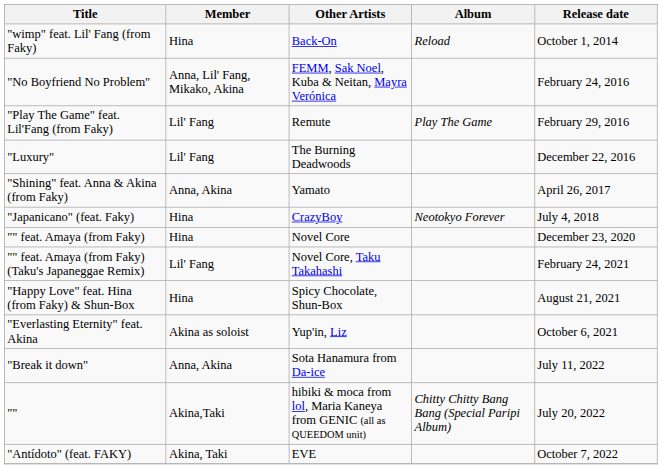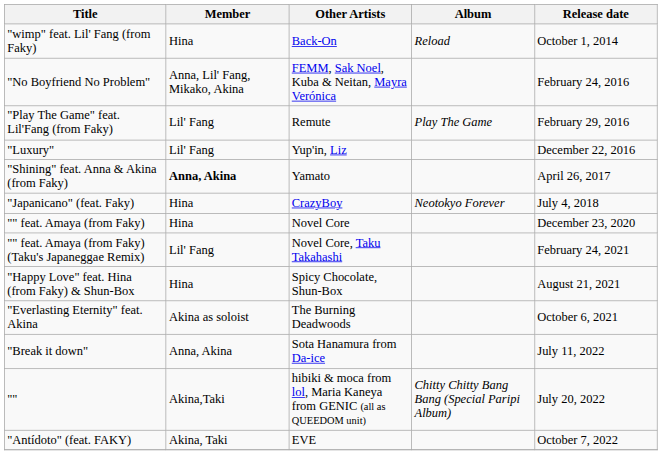(323, 156) The Burning Deadwoods -> (319, 149) Yup'in, Liz
(201, 190) normal -> (203, 176) bold
(319, 331) Yup'in, Liz -> (323, 317) The Burning Deadwoods
